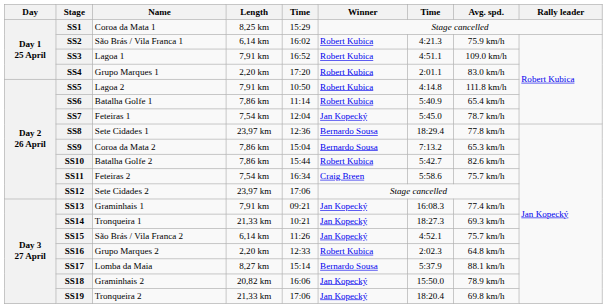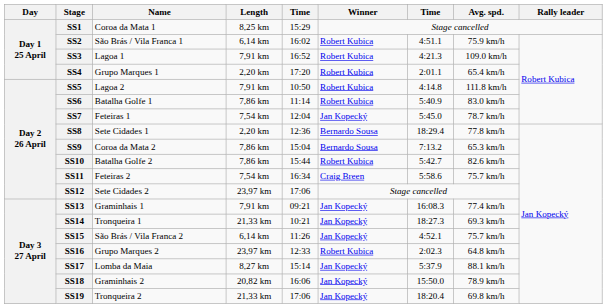(430, 42) 4:21.3 -> (430, 42) 4:51.1
(430, 57) 4:51.1 -> (430, 57) 4:21.3
(486, 72) 83.0 km/h -> (486, 72) 65.4 km/h
(486, 102) 65.4 km/h -> (486, 102) 83.0 km/h
(254, 132) 23,97 km -> (254, 132) 2,20 km
(254, 251) 2,20 km -> (254, 251) 23,97 km
(349, 266) Bernardo Sousa -> (344, 266) Jan Kopecký
